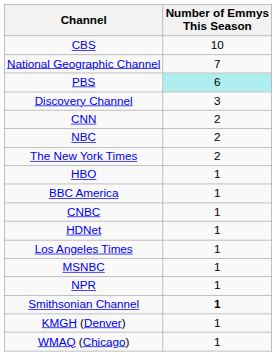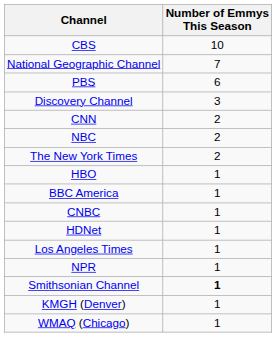(217, 82) paleturquoise background -> (217, 82) no background
- row: (84, 267)
